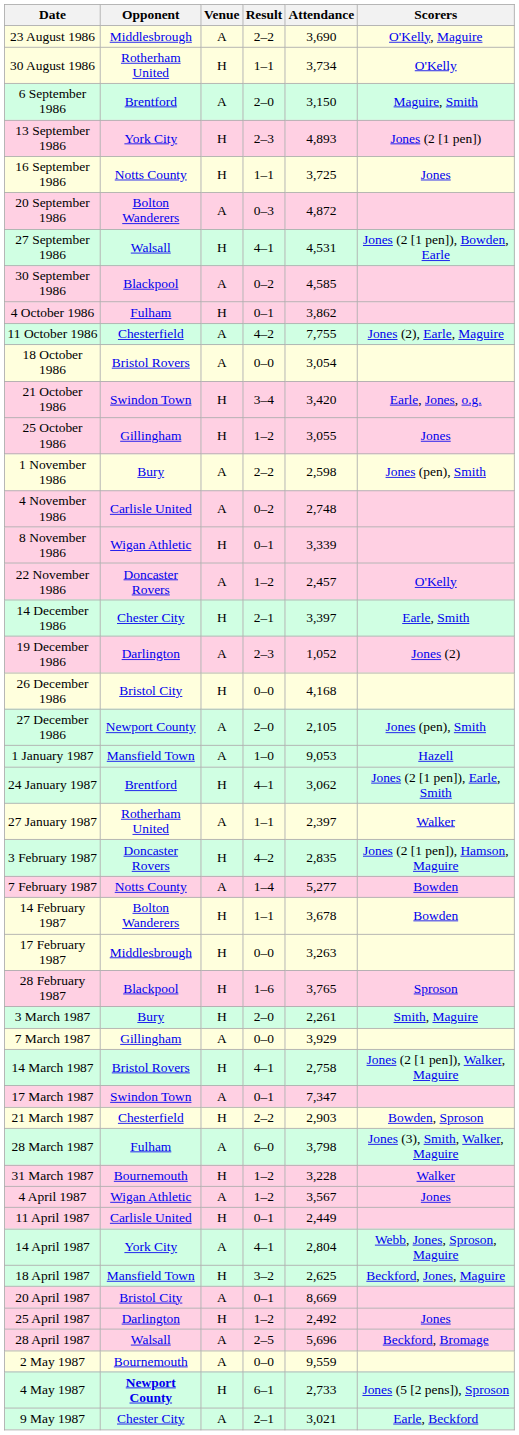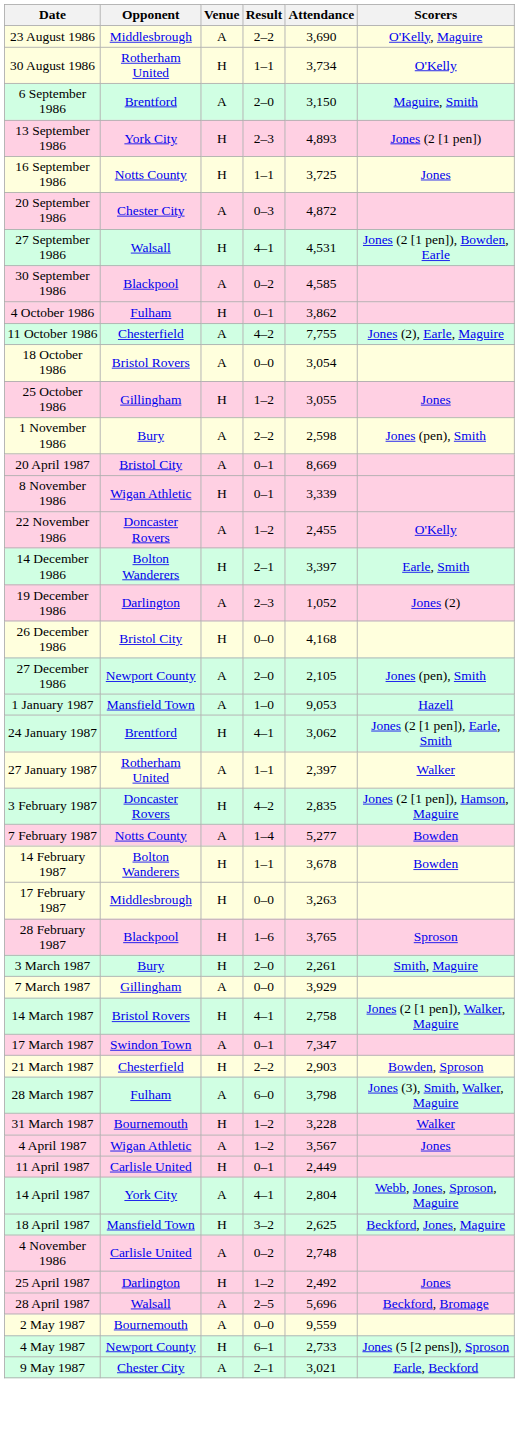(151, 211) Bolton Wanderers -> (151, 211) Chester City
- row: (52, 399)
rows swapped: (52, 508) <-> (52, 1297)
(321, 581) 2,457 -> (321, 530) 2,455
(151, 618) Chester City -> (151, 566) Bolton Wanderers
(151, 1390) bold -> (151, 1346) normal
